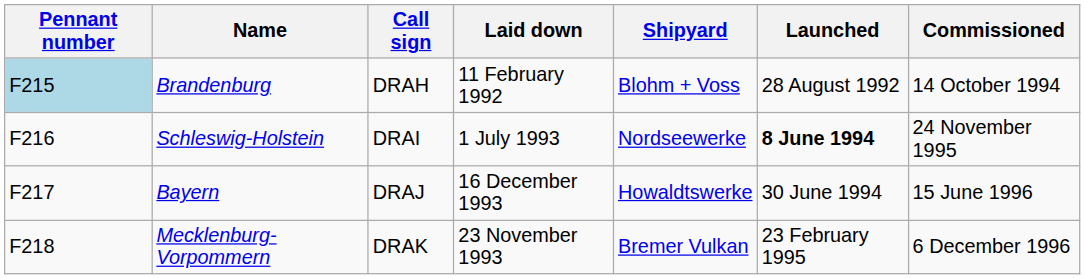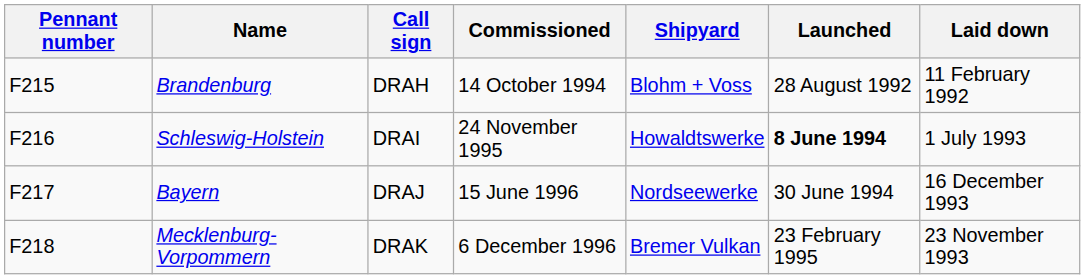columns swapped: (534, 31) <-> (994, 31)
(32, 85) lightblue background -> (32, 85) no background
(682, 138) Nordseewerke -> (697, 138) Howaldtswerke
(685, 192) Howaldtswerke -> (694, 192) Nordseewerke
